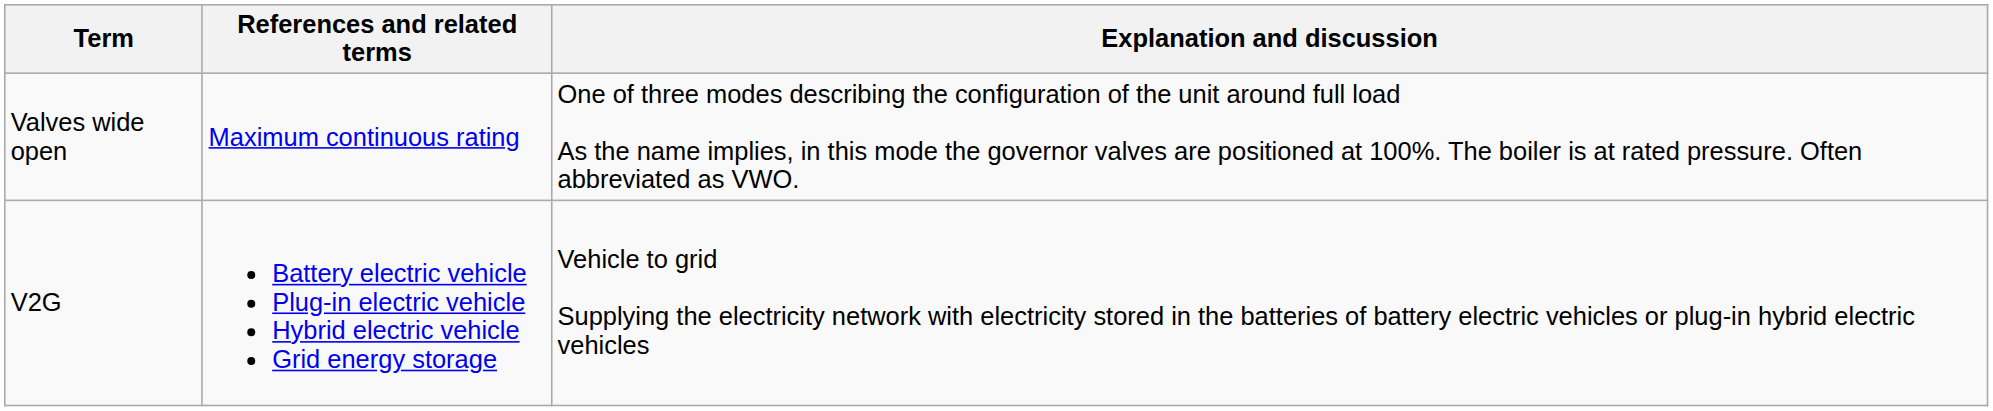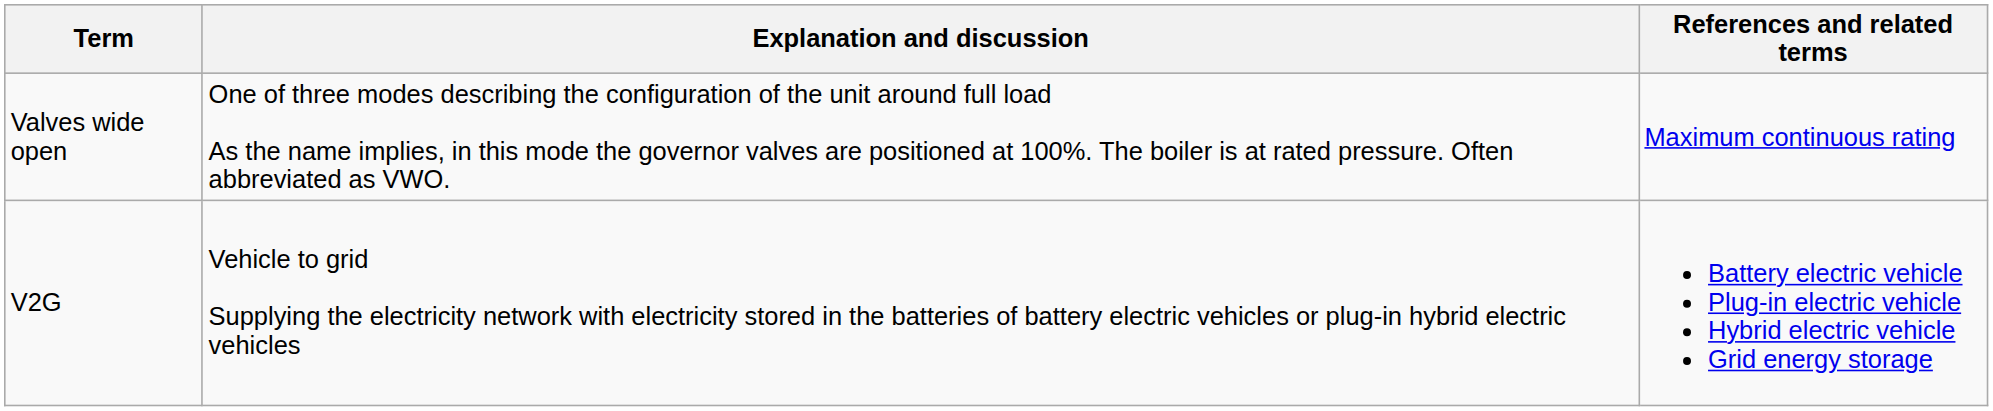columns swapped: (1270, 38) <-> (377, 38)
